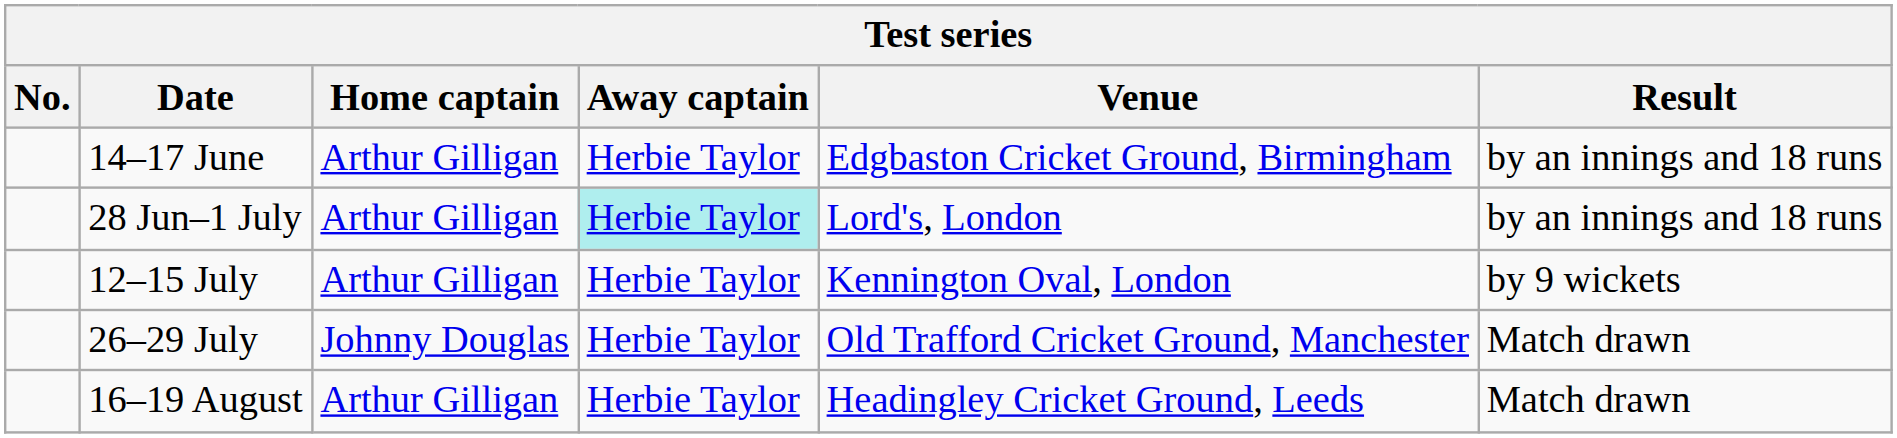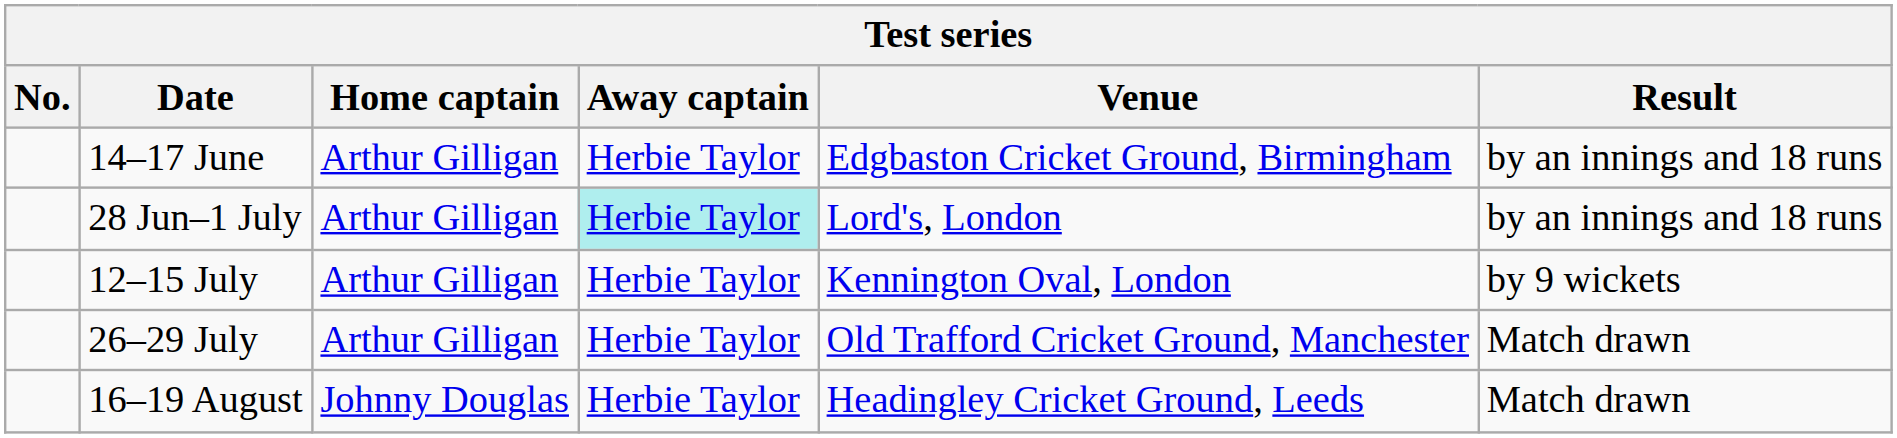(445, 339) Johnny Douglas -> (439, 339) Arthur Gilligan
(439, 400) Arthur Gilligan -> (445, 400) Johnny Douglas
